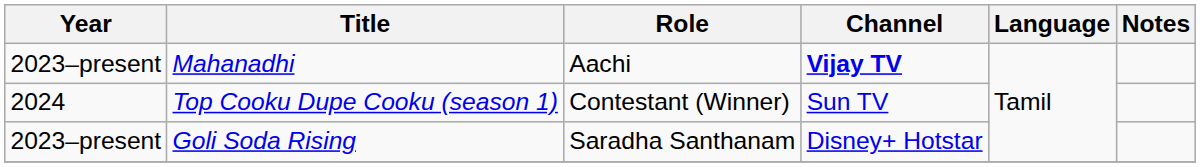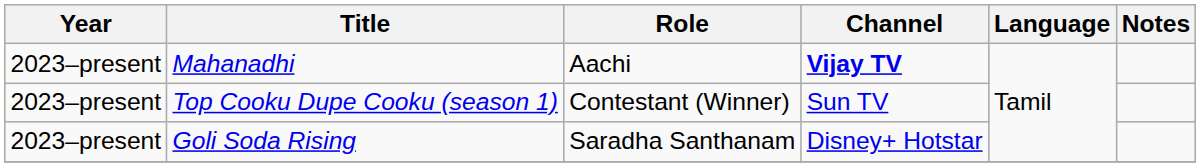(38, 102) 2024 -> (86, 102) 2023–present
